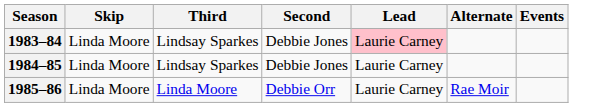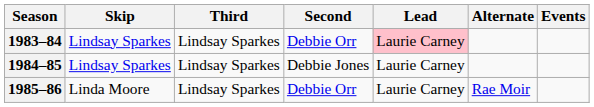(109, 41) Linda Moore -> (120, 41) Lindsay Sparkes
(307, 41) Debbie Jones -> (322, 41) Debbie Orr
(109, 65) Linda Moore -> (120, 65) Lindsay Sparkes
(197, 89) Linda Moore -> (229, 89) Lindsay Sparkes
